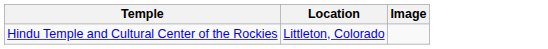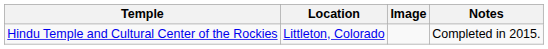+ column: (486, 14)
